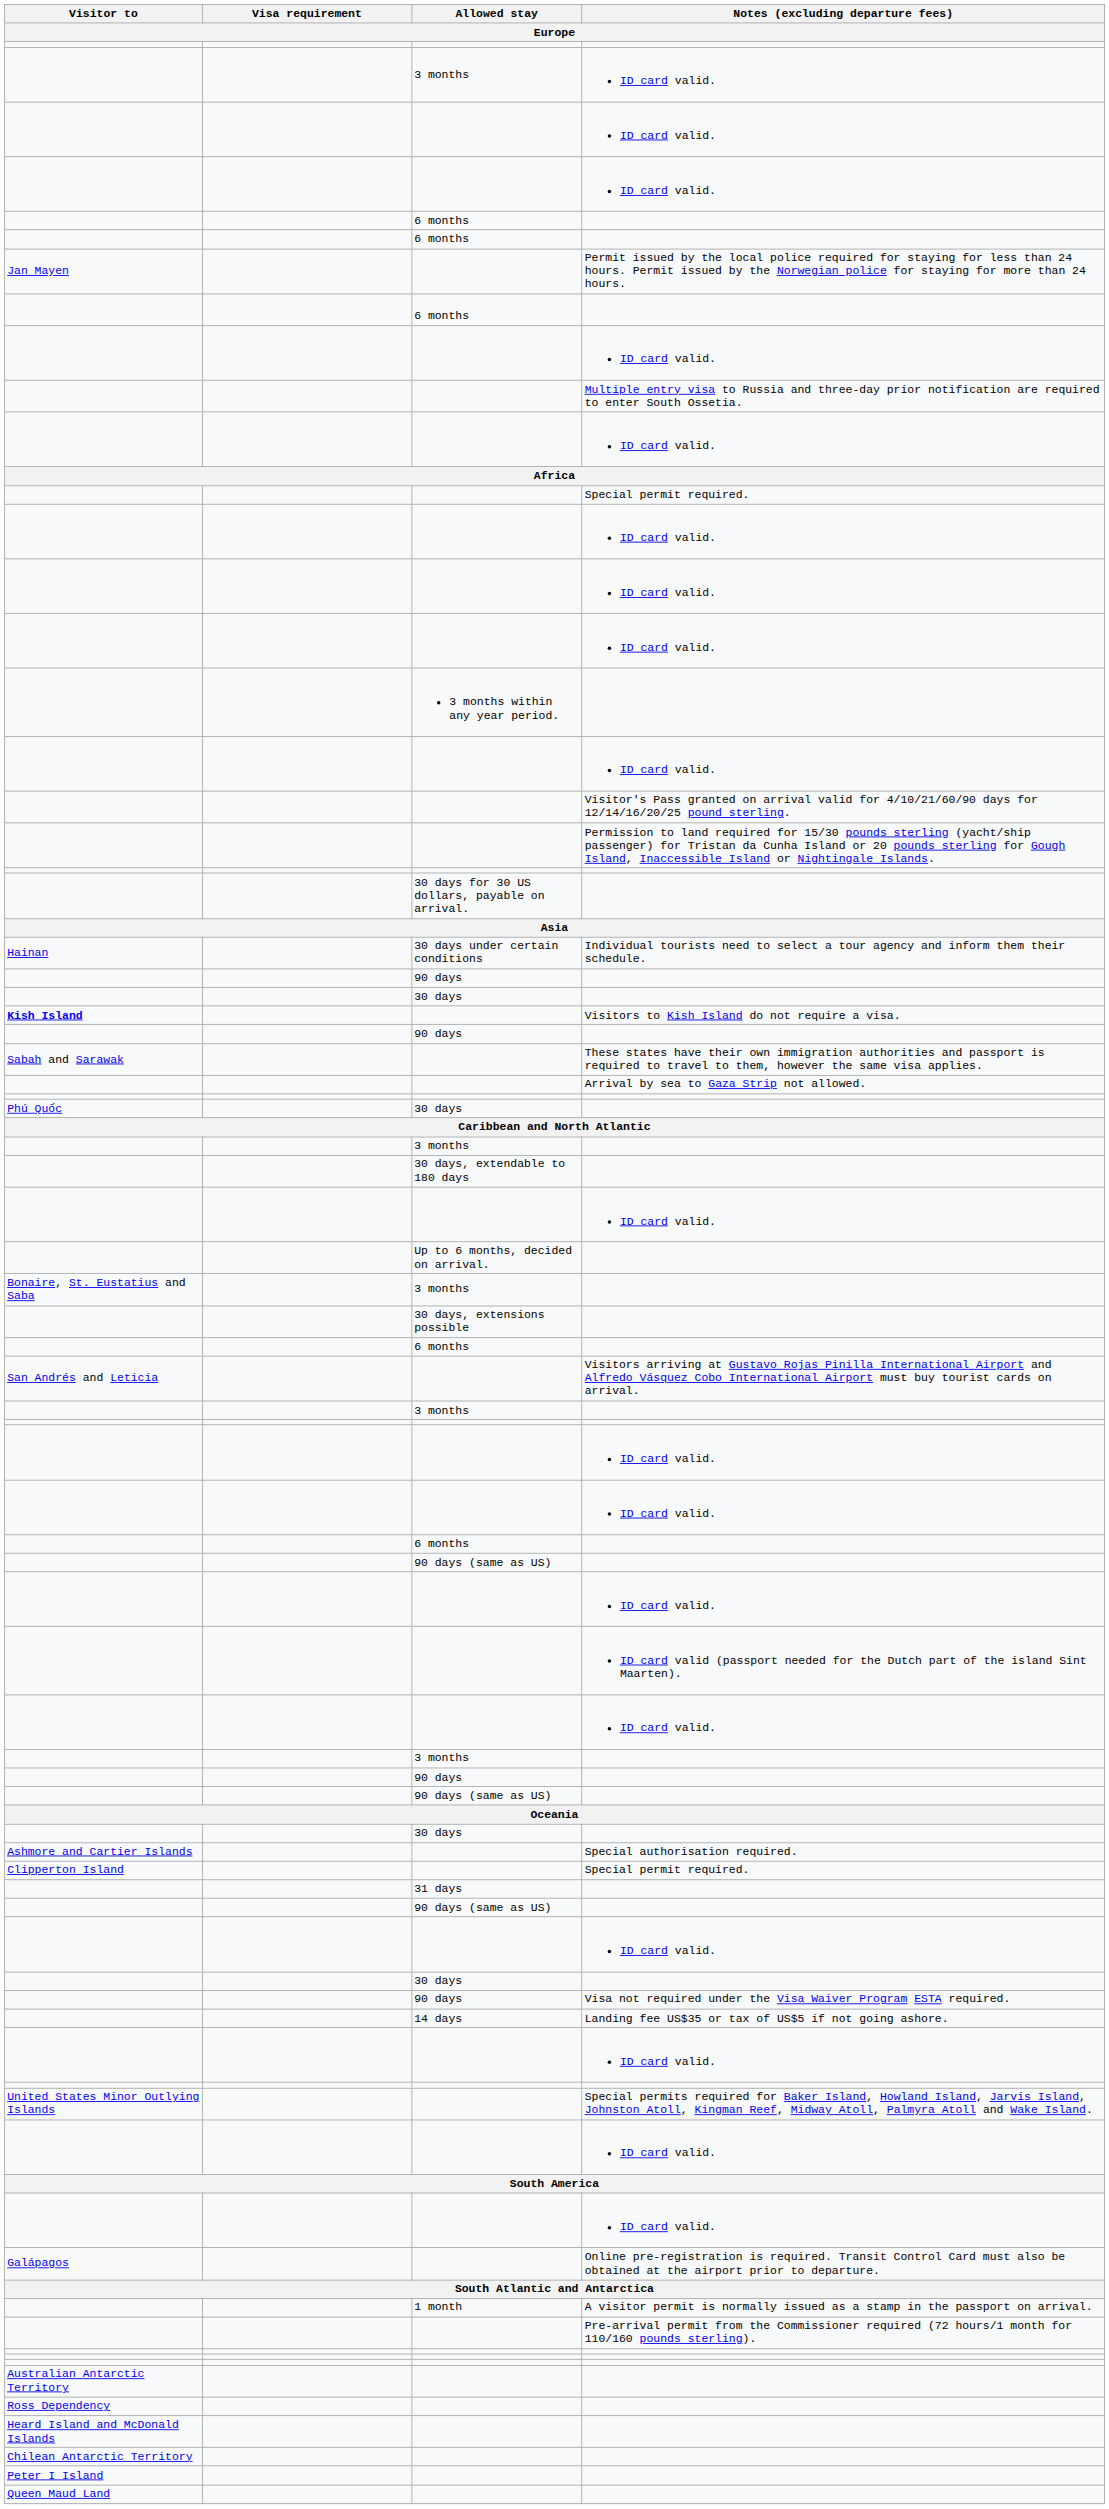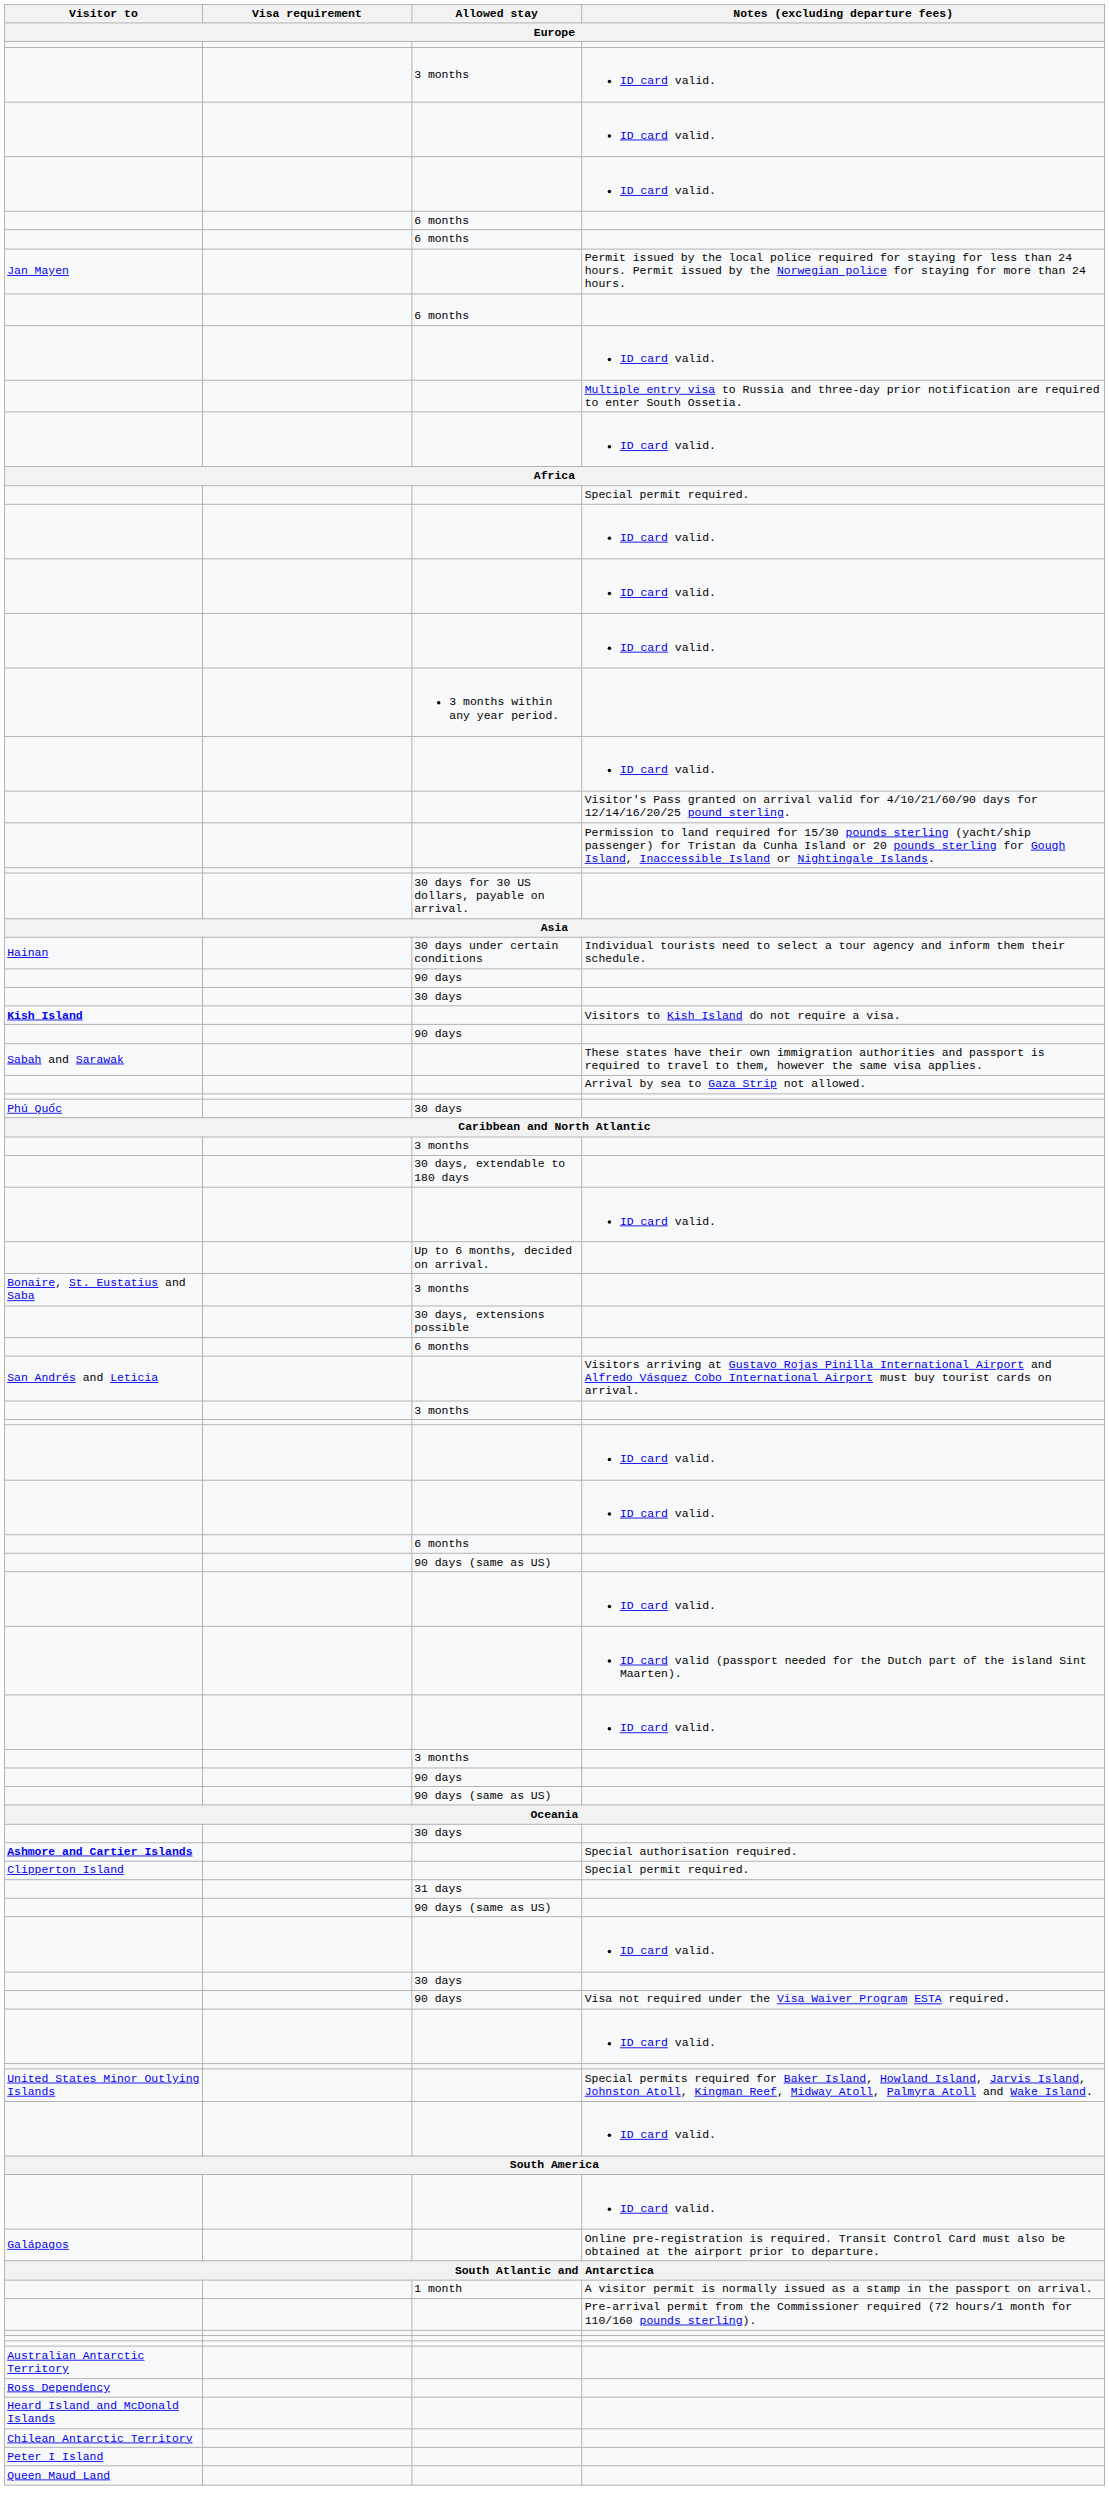(100, 1852) normal -> (100, 1852) bold
- row: (438, 2018)
